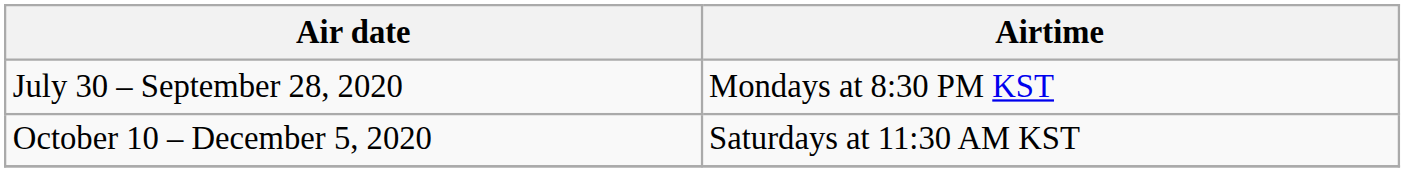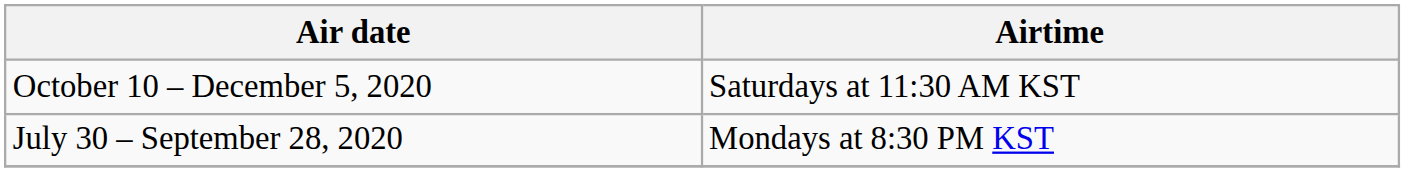rows swapped: (208, 85) <-> (222, 139)
